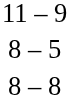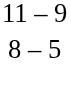- row: (35, 86)
